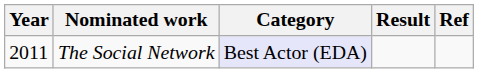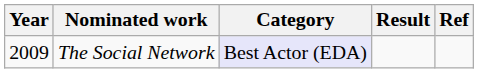(29, 51) 2011 -> (29, 51) 2009
